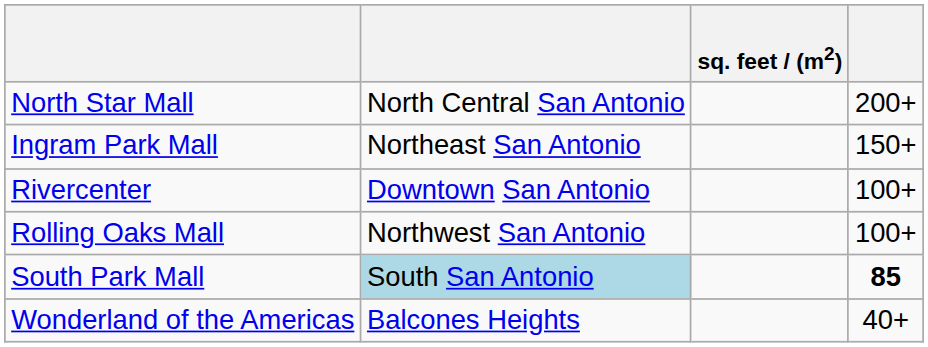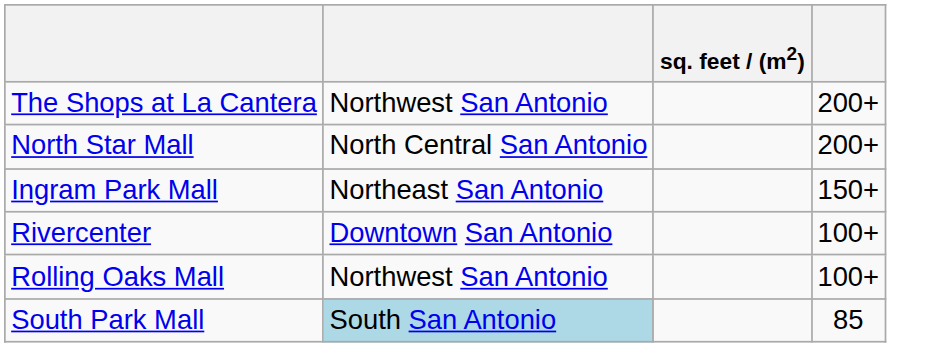+ row: (164, 102)
(886, 276) bold -> (848, 319) normal
- row: (183, 319)
